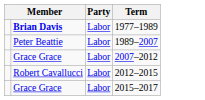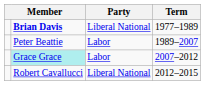(99, 27) Labor -> (119, 27) Liberal National
(37, 57) no background -> (37, 57) paleturquoise background
(99, 73) Labor -> (119, 73) Liberal National
- row: (136, 88)
